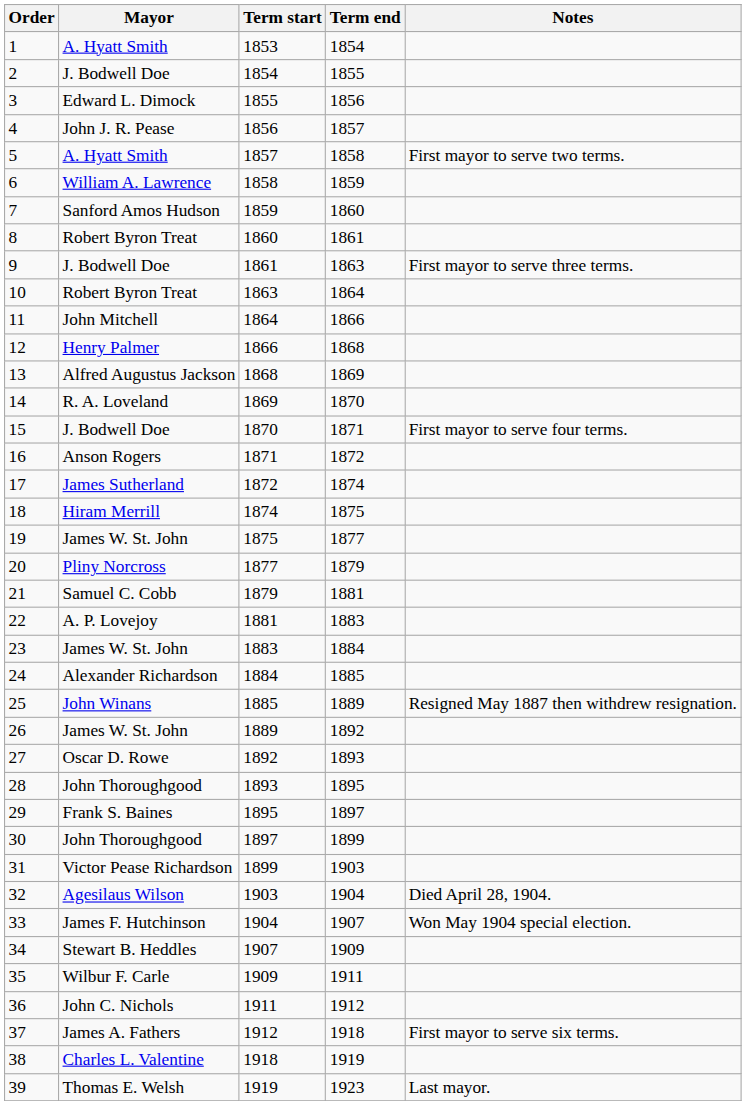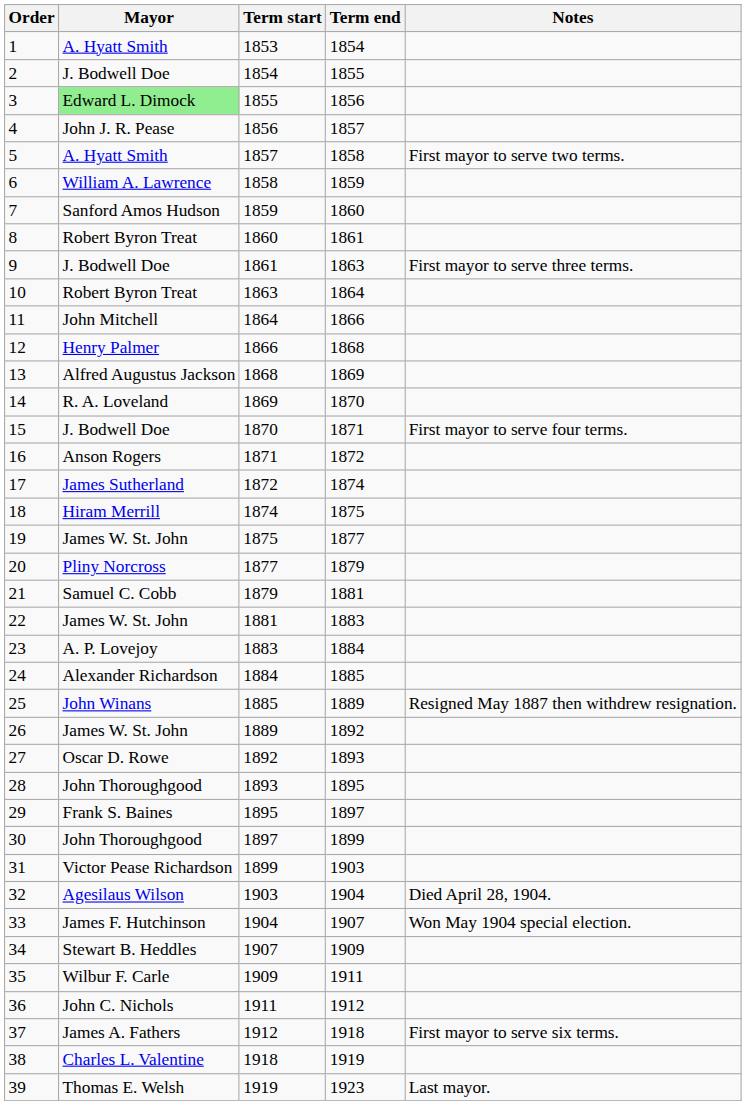(129, 100) no background -> (129, 100) lightgreen background
(110, 621) A. P. Lovejoy -> (125, 621) James W. St. John
(125, 648) James W. St. John -> (110, 648) A. P. Lovejoy
